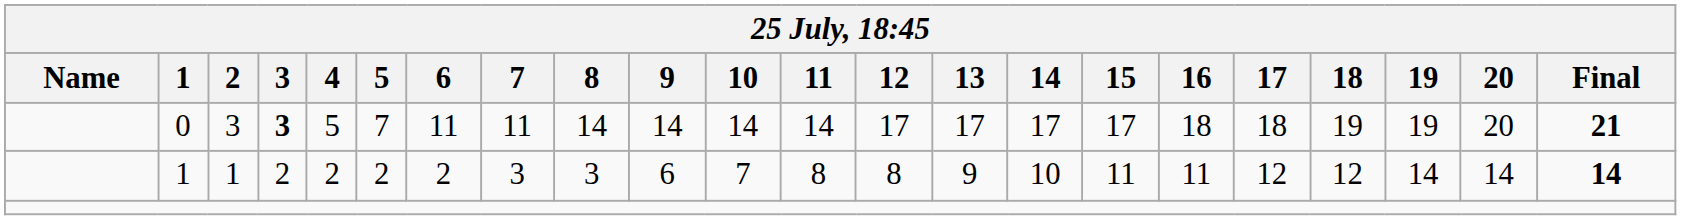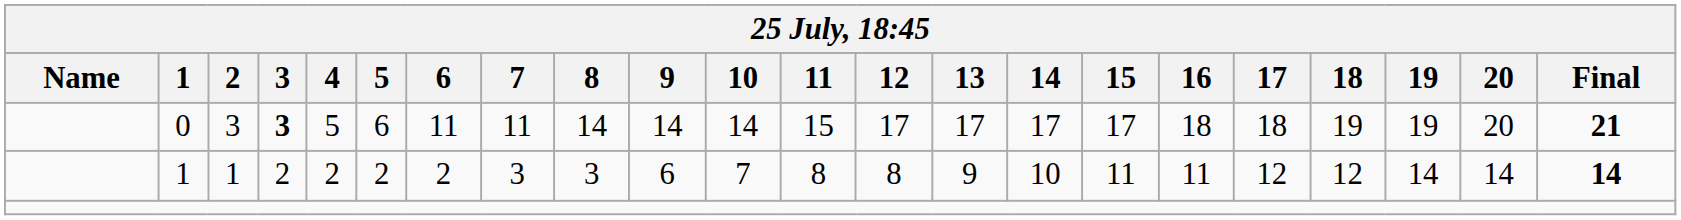(382, 126) 7 -> (382, 126) 6
(818, 126) 14 -> (818, 126) 15
